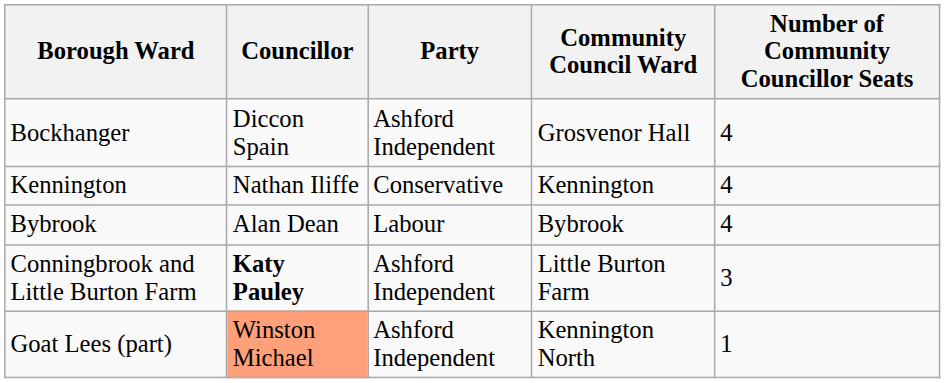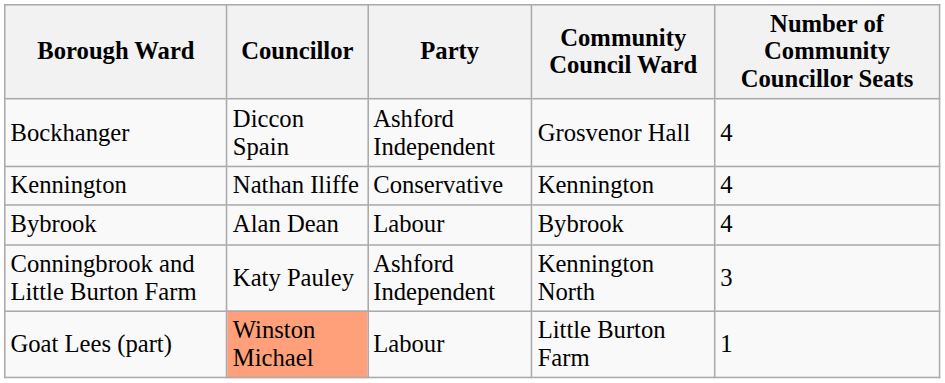(268, 277) bold -> (293, 277) normal
(602, 277) Little Burton Farm -> (596, 277) Kennington North
(434, 344) Ashford Independent -> (409, 344) Labour
(596, 344) Kennington North -> (602, 344) Little Burton Farm
